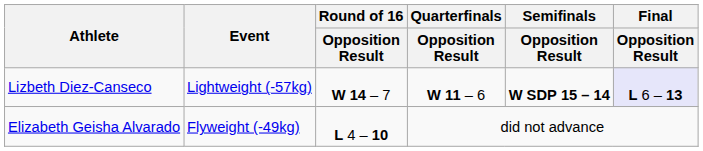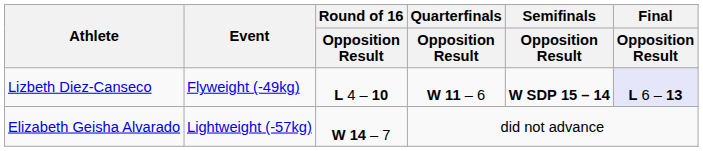(249, 87) Lightweight (-57kg) -> (243, 87) Flyweight (-49kg)
(361, 96) W 14 – 7 -> (361, 96) L 4 – 10
(243, 127) Flyweight (-49kg) -> (249, 127) Lightweight (-57kg)
(361, 135) L 4 – 10 -> (361, 135) W 14 – 7
